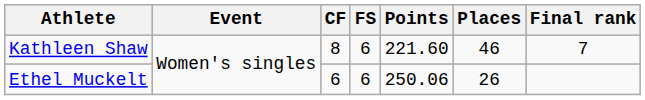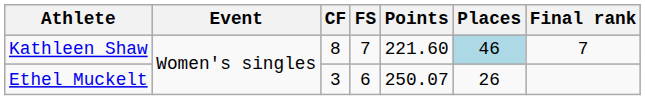(365, 49) 6 -> (365, 49) 7
(489, 49) no background -> (489, 49) lightblue background
(335, 79) 6 -> (335, 79) 3
(417, 79) 250.06 -> (417, 79) 250.07
